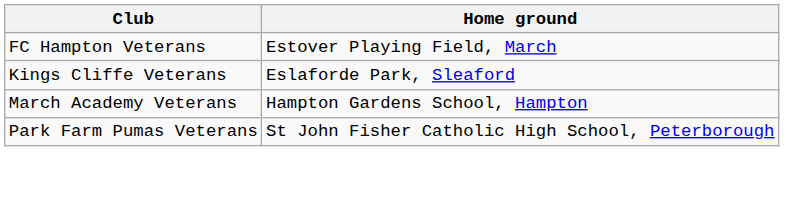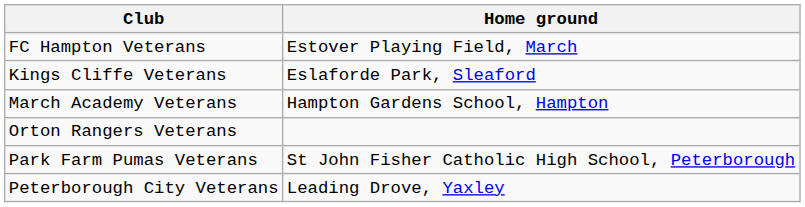+ row: (123, 131)
+ row: (144, 188)
